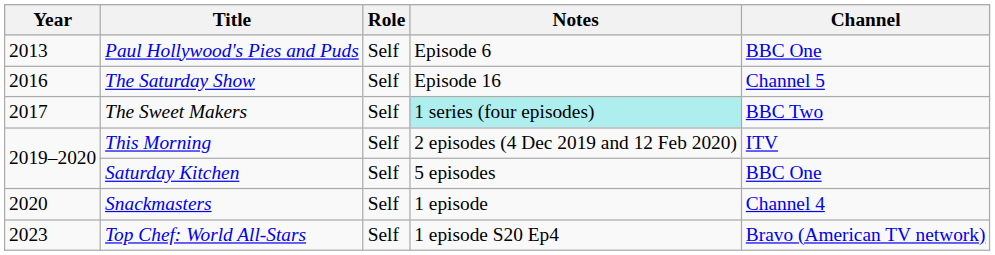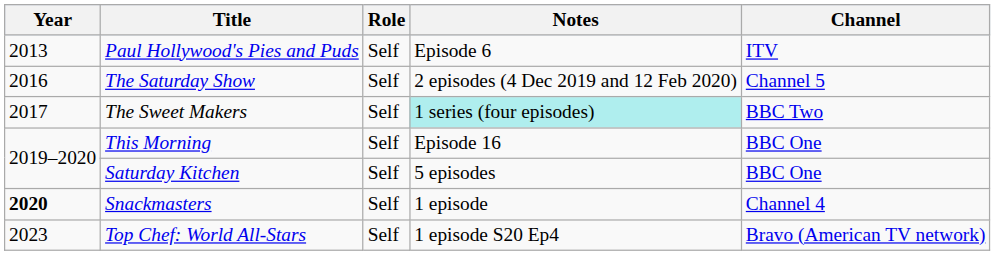(784, 50) BBC One -> (762, 50) ITV
(458, 81) Episode 16 -> (576, 81) 2 episodes (4 Dec 2019 and 12 Feb 2020)
(576, 142) 2 episodes (4 Dec 2019 and 12 Feb 2020) -> (458, 142) Episode 16
(762, 142) ITV -> (784, 142) BBC One
(28, 204) normal -> (28, 204) bold
